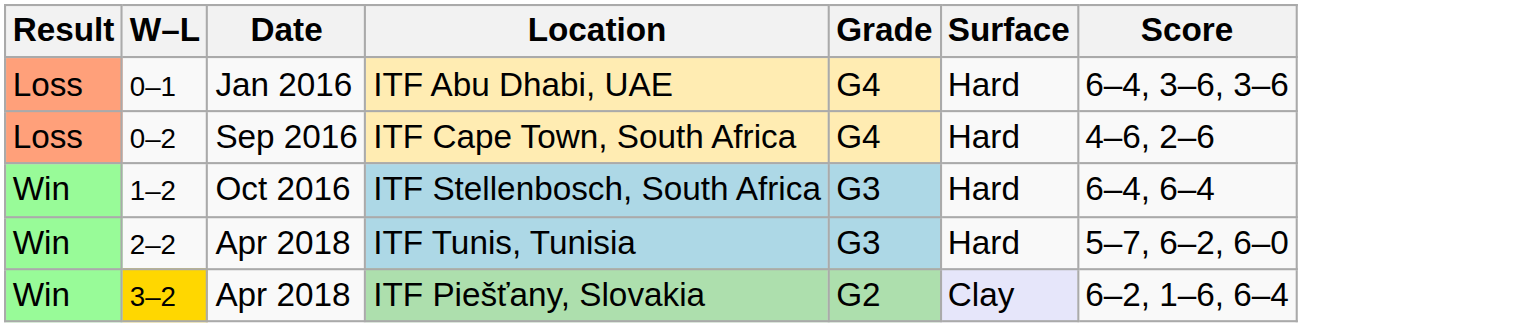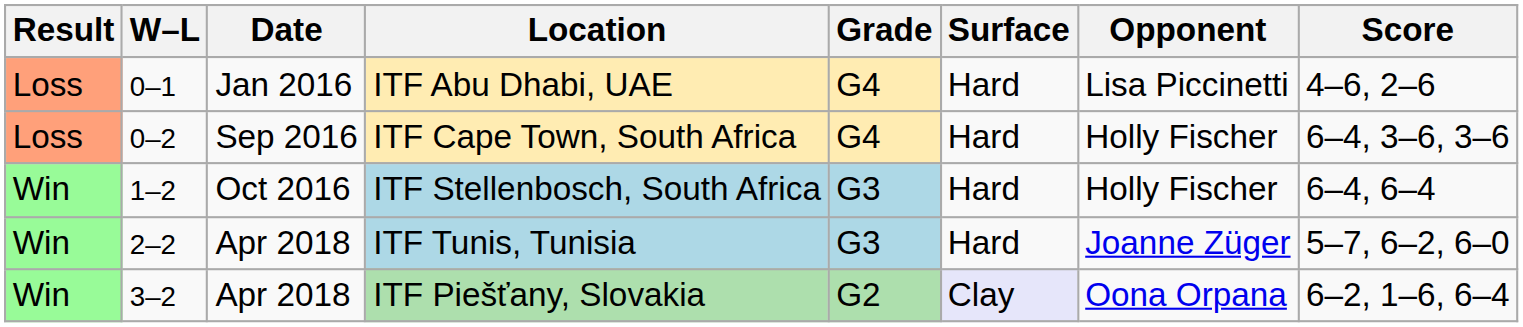+ column: (1188, 30)
(1187, 83) 6–4, 3–6, 3–6 -> (1371, 83) 4–6, 2–6
(1150, 136) 4–6, 2–6 -> (1408, 136) 6–4, 3–6, 3–6
(153, 296) gold background -> (153, 296) no background
